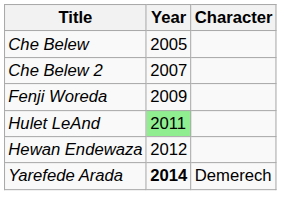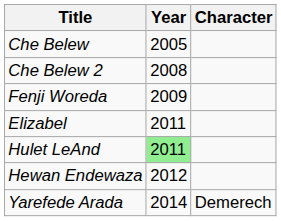(169, 70) 2007 -> (169, 70) 2008
+ row: (37, 123)
(169, 176) bold -> (169, 202) normal
